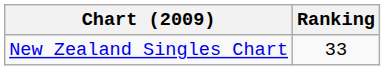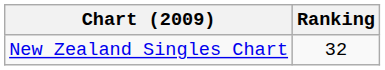(336, 50) 33 -> (336, 50) 32
